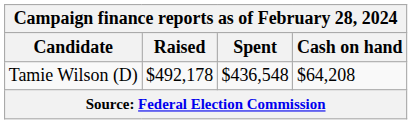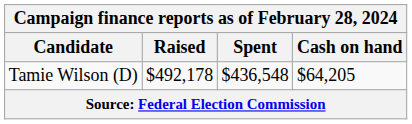(326, 75) $64,208 -> (326, 75) $64,205
